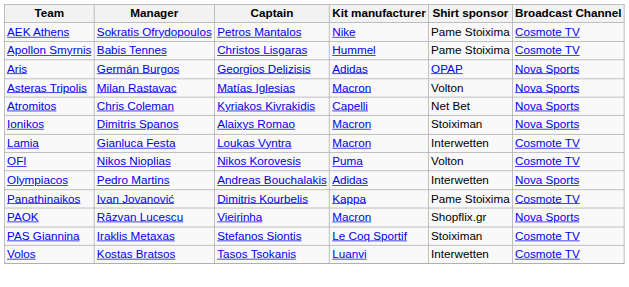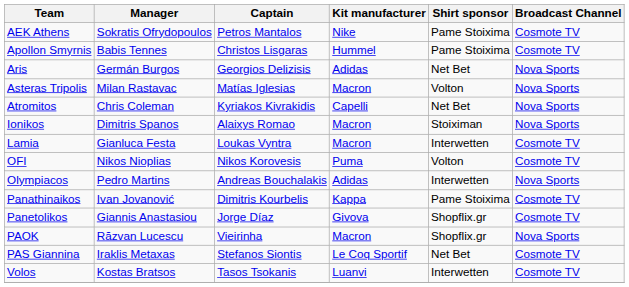(447, 69) OPAP -> (451, 69) Net Bet
+ row: (37, 217)
(457, 236) Stoiximan -> (451, 254) Net Bet
